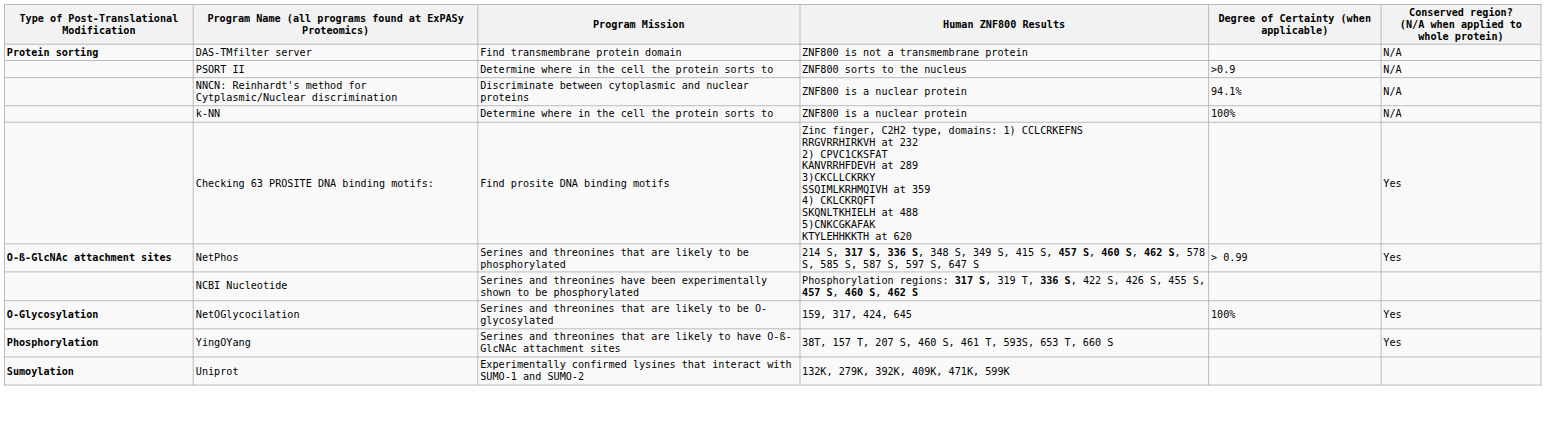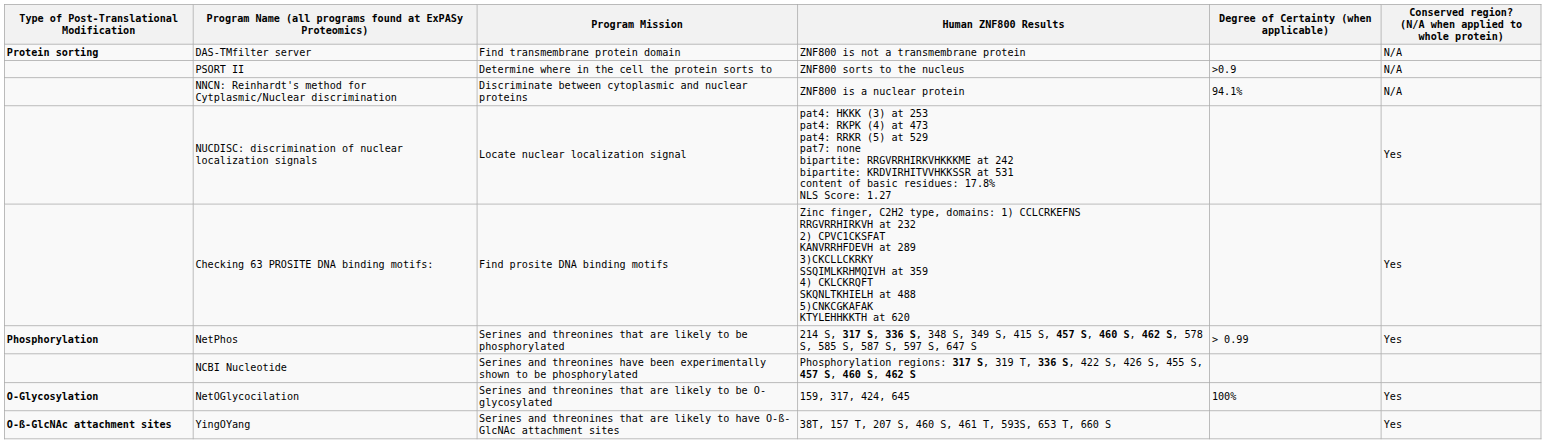- row: (208, 114)
+ row: (299, 155)
(89, 258) O-ß-GlcNAc attachment sites -> (53, 340) Phosphorylation
(53, 343) Phosphorylation -> (89, 425) O-ß-GlcNAc attachment sites
- row: (217, 371)
